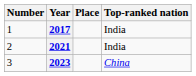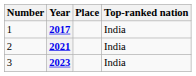(117, 63) China -> (115, 63) India
